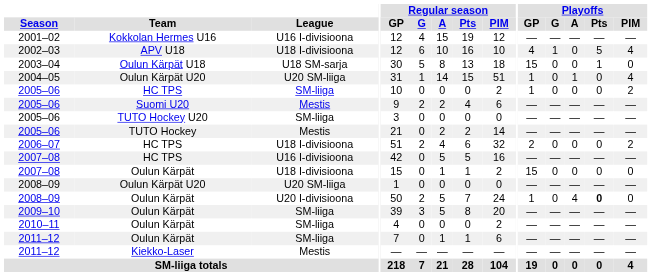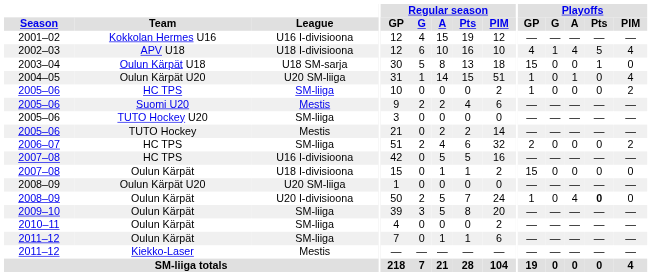(575, 51) 0 -> (575, 51) 4
(315, 144) U18 I-divisioona -> (315, 144) SM-liiga
